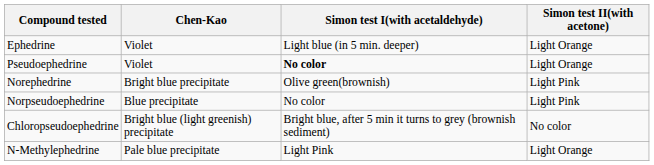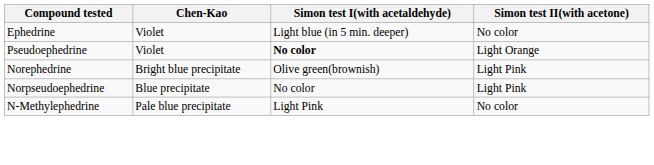(561, 45) Light Orange -> (497, 32) No color
- row: (63, 126)
(561, 151) Light Orange -> (497, 106) No color
